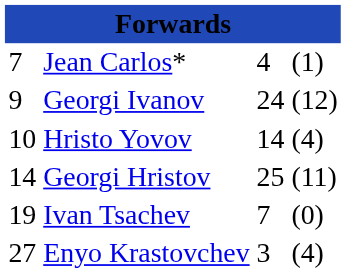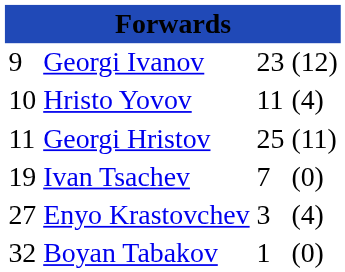- row: (115, 61)
(271, 100) 24 -> (271, 61) 23
(271, 138) 14 -> (270, 100) 11
(22, 176) 14 -> (22, 138) 11
+ row: (130, 253)
